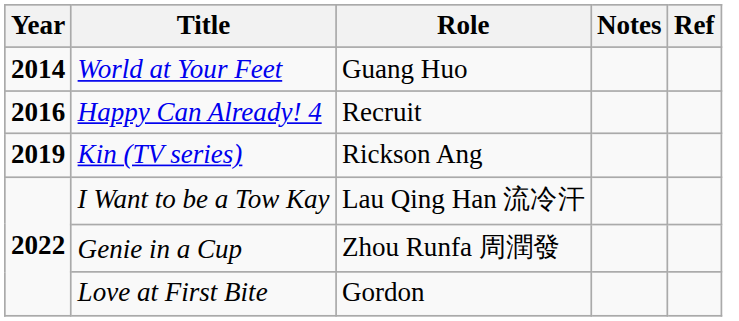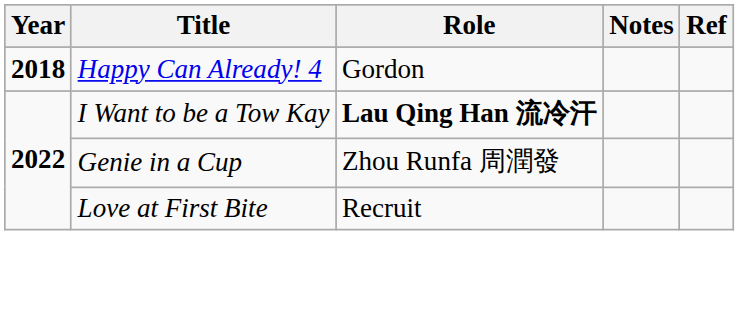- row: (180, 68)
(38, 111) 2016 -> (38, 68) 2018
(382, 111) Recruit -> (383, 68) Gordon
- row: (160, 154)
(463, 199) normal -> (469, 113) bold
(383, 293) Gordon -> (382, 207) Recruit
